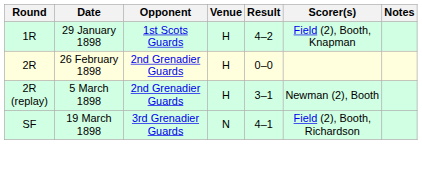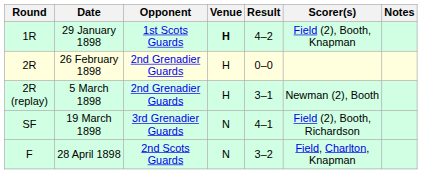(226, 36) normal -> (226, 36) bold
+ row: (89, 154)
